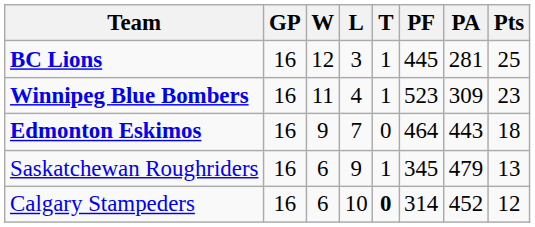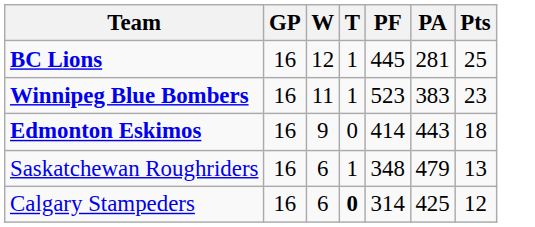- column: (356, 22)
(466, 95) 309 -> (433, 95) 383
(421, 131) 464 -> (388, 131) 414
(421, 167) 345 -> (388, 167) 348
(466, 204) 452 -> (433, 204) 425
